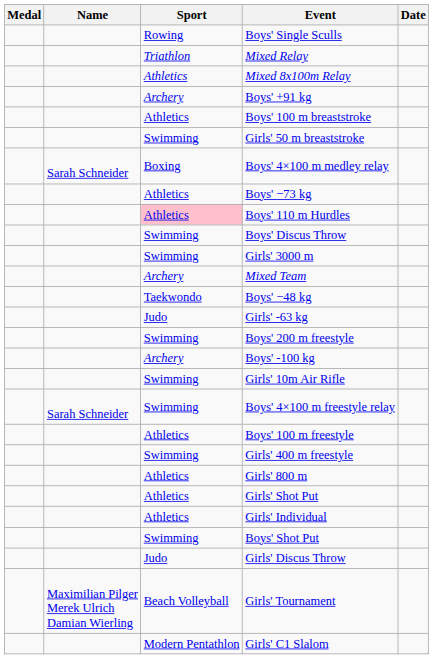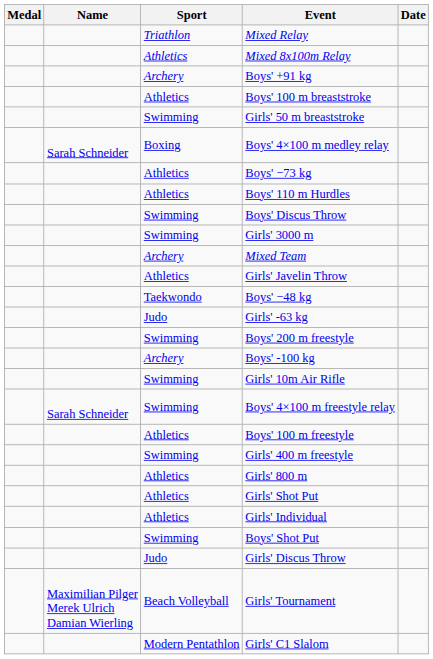- row: (294, 35)
(166, 214) pink background -> (166, 194) no background
+ row: (296, 276)
